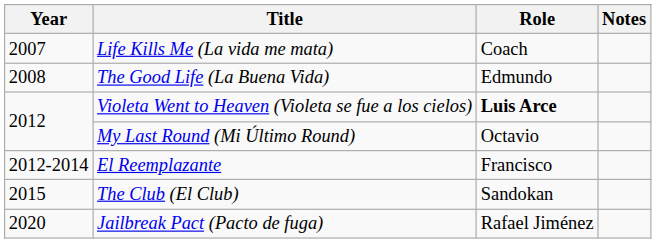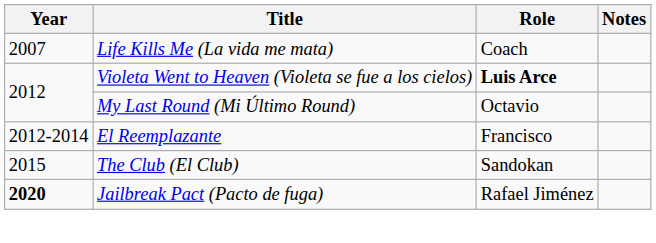- row: (213, 77)
(27, 223) normal -> (27, 194) bold
